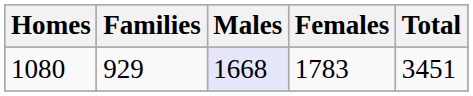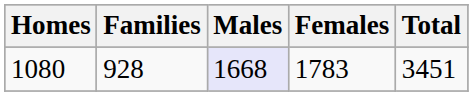(123, 68) 929 -> (123, 68) 928
